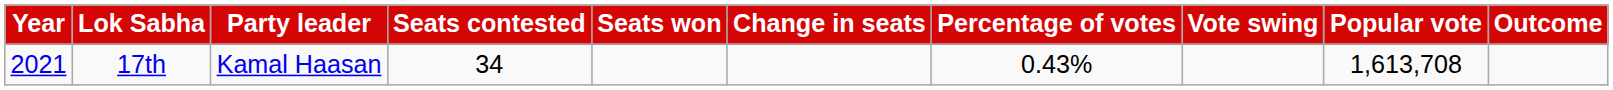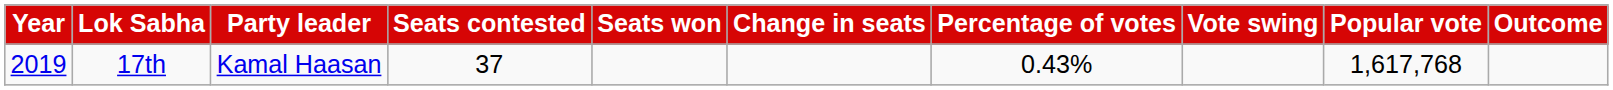(39, 64) 2021 -> (39, 64) 2019
(489, 64) 34 -> (489, 64) 37
(1406, 64) 1,613,708 -> (1406, 64) 1,617,768
